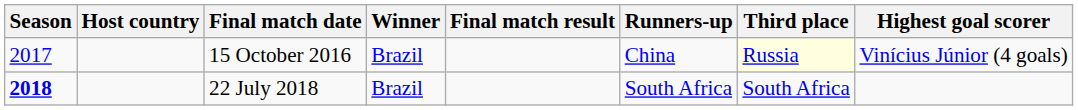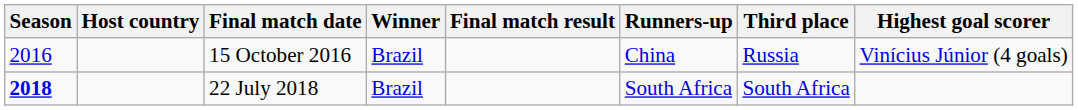(31, 54) 2017 -> (31, 54) 2016
(771, 54) lightyellow background -> (771, 54) no background
